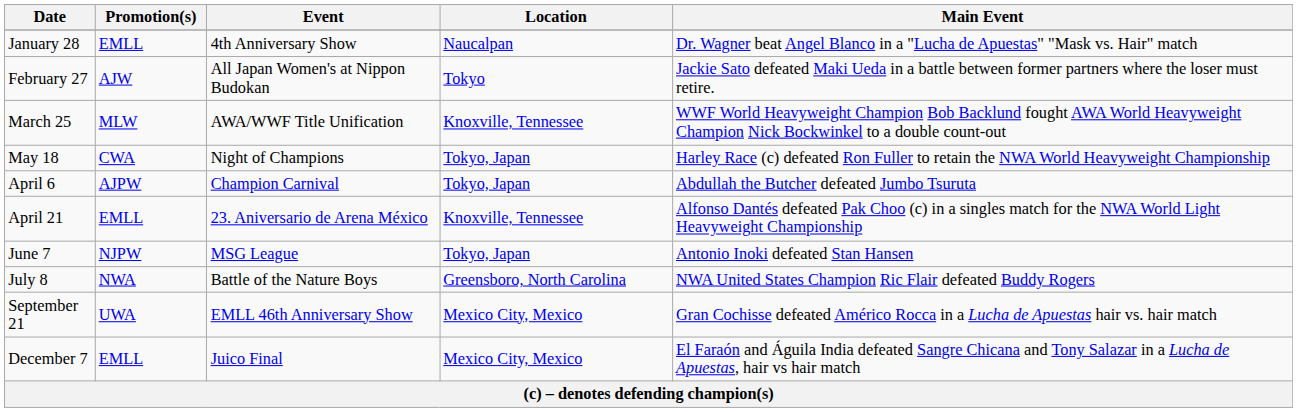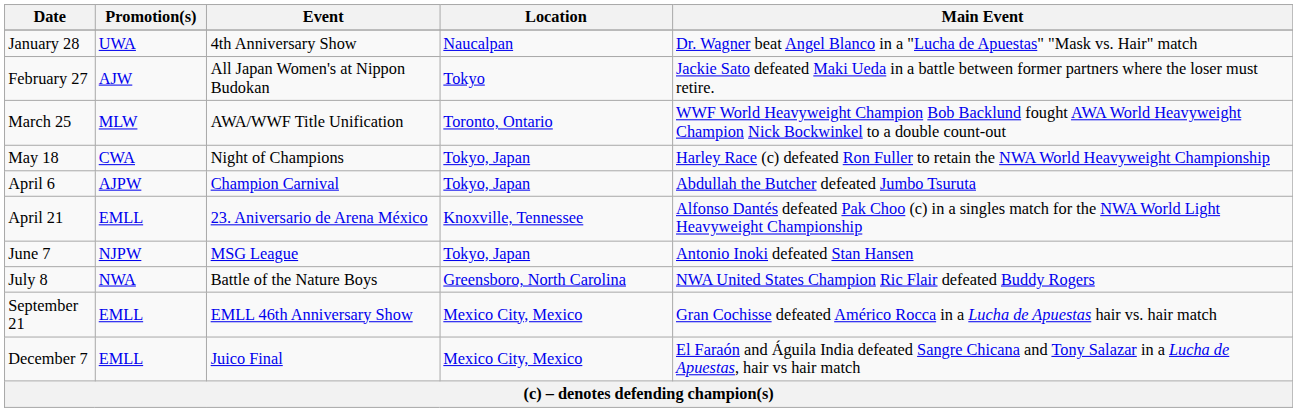(121, 43) EMLL -> (117, 43) UWA
(513, 122) Knoxville, Tennessee -> (498, 122) Toronto, Ontario
(117, 314) UWA -> (121, 314) EMLL
